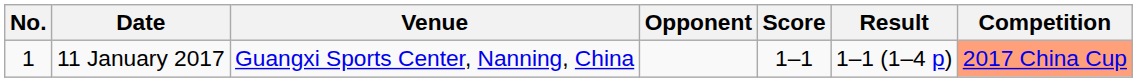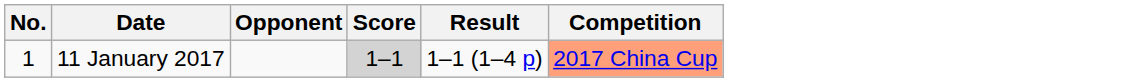- column: (435, 22)
(794, 58) no background -> (384, 58) lightgrey background
